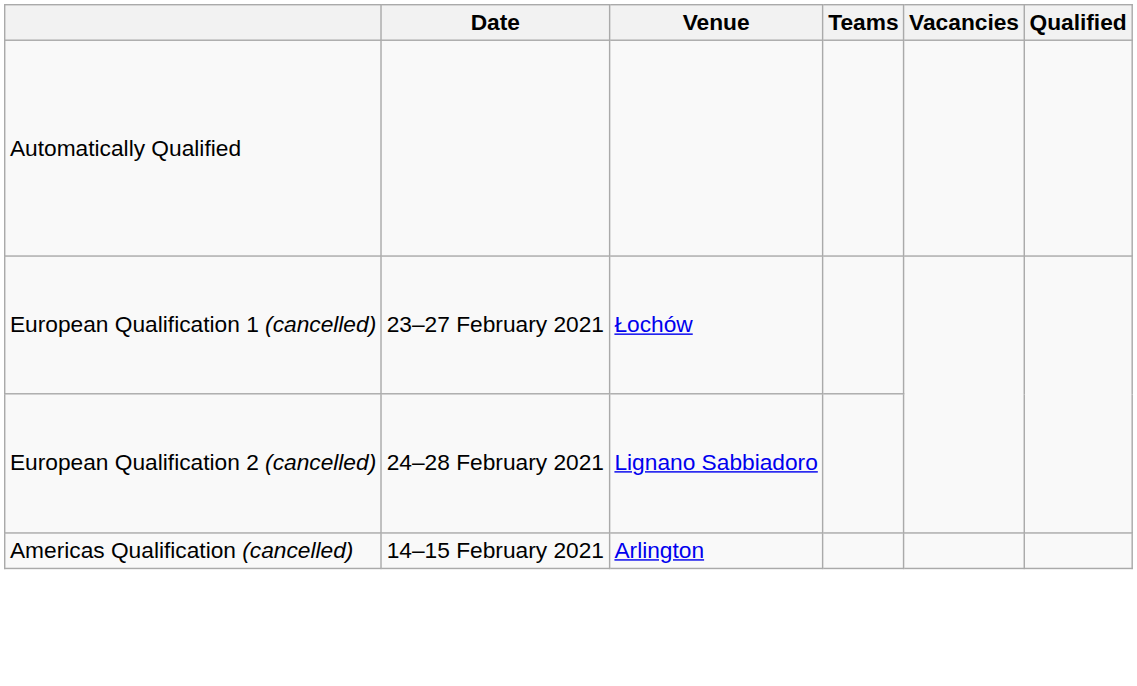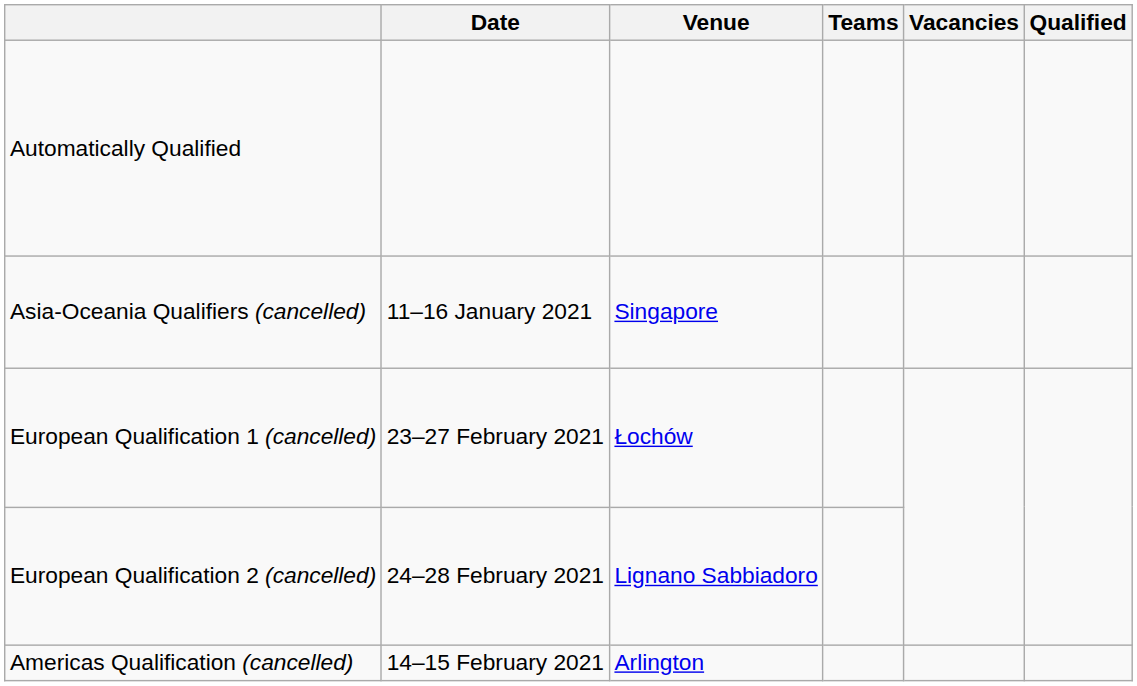+ row: (188, 311)
